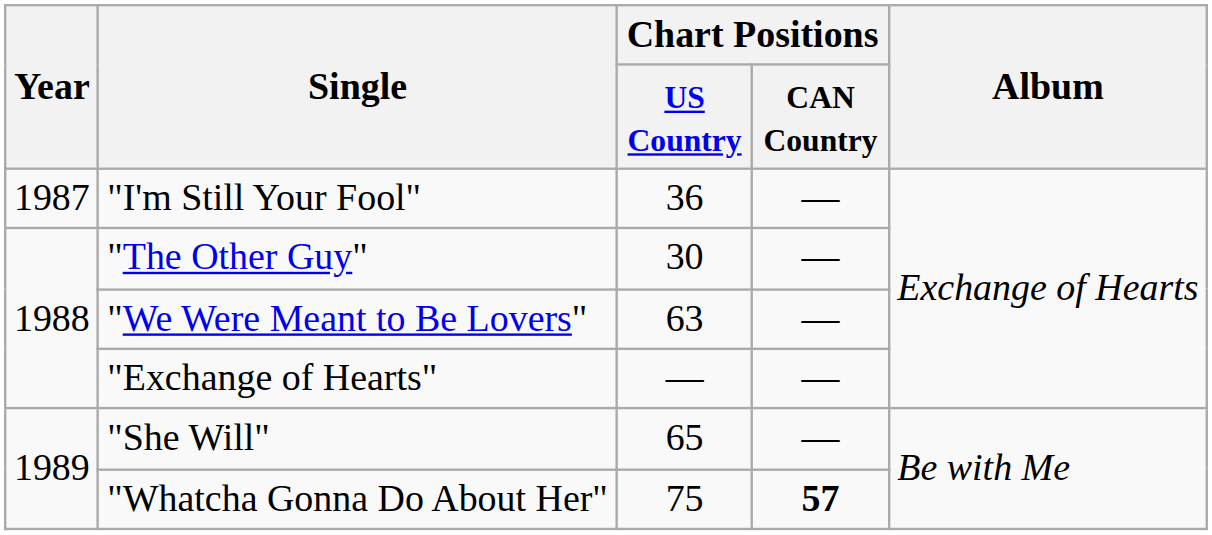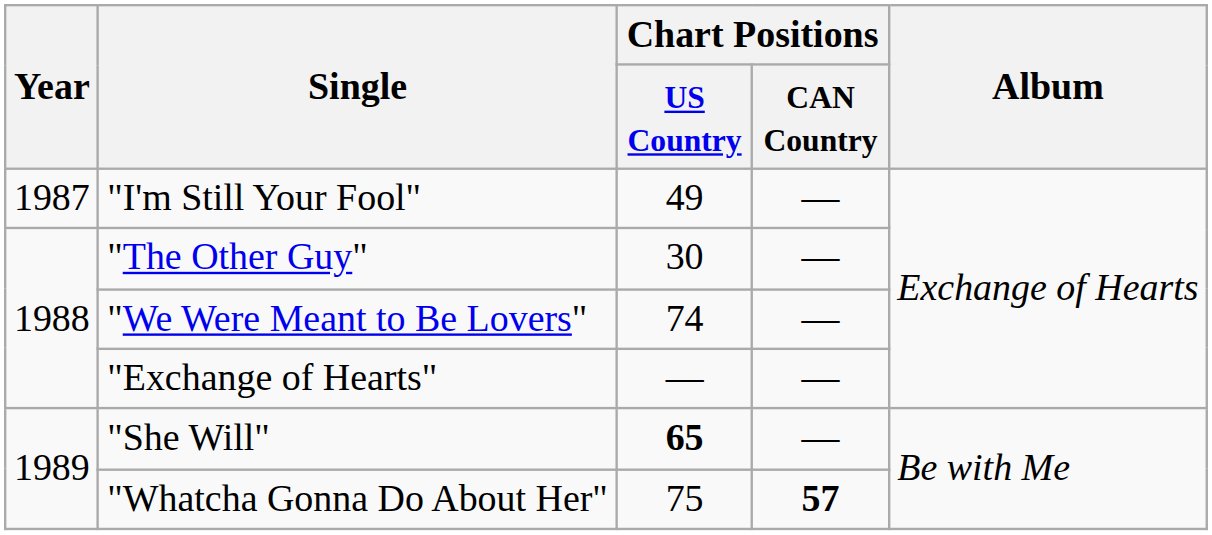(685, 197) 36 -> (685, 197) 49
(685, 317) 63 -> (685, 317) 74
(685, 438) normal -> (685, 438) bold
